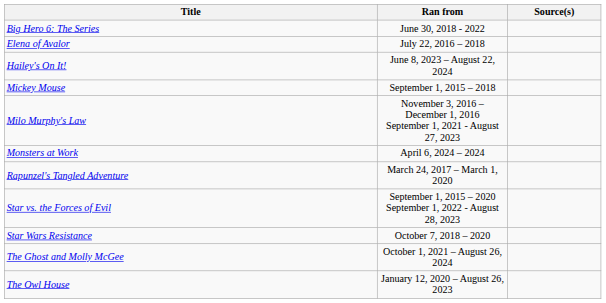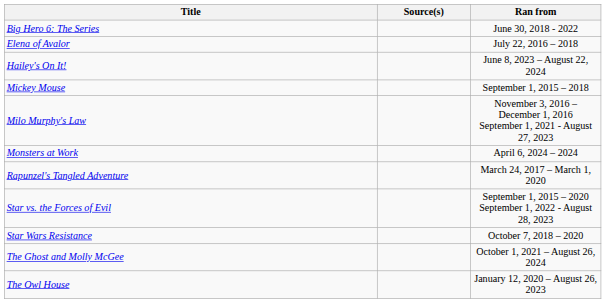columns swapped: (442, 12) <-> (554, 12)
